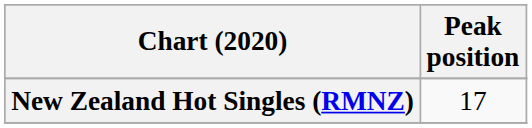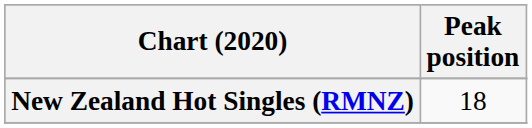(473, 100) 17 -> (473, 100) 18
